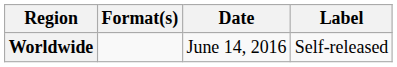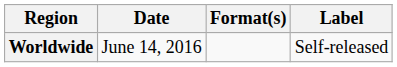columns swapped: (236, 18) <-> (140, 18)
